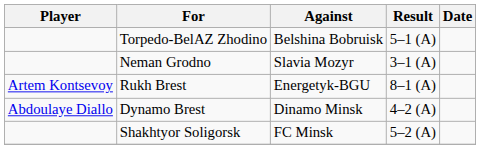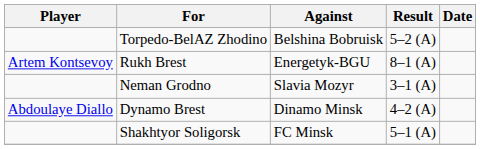(413, 39) 5–1 (A) -> (413, 39) 5–2 (A)
rows swapped: (165, 62) <-> (153, 86)
(413, 132) 5–2 (A) -> (413, 132) 5–1 (A)
